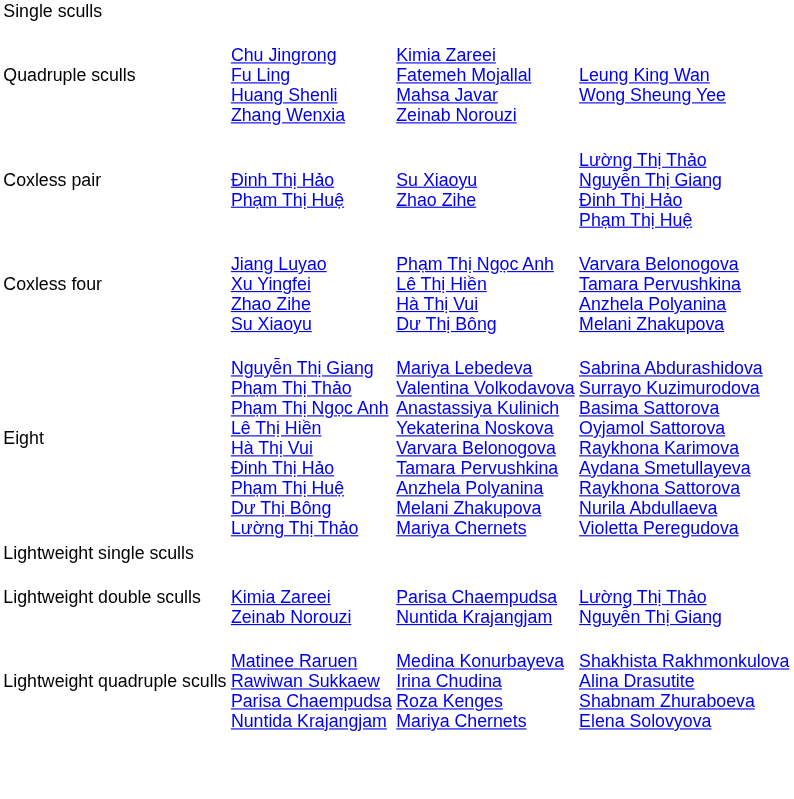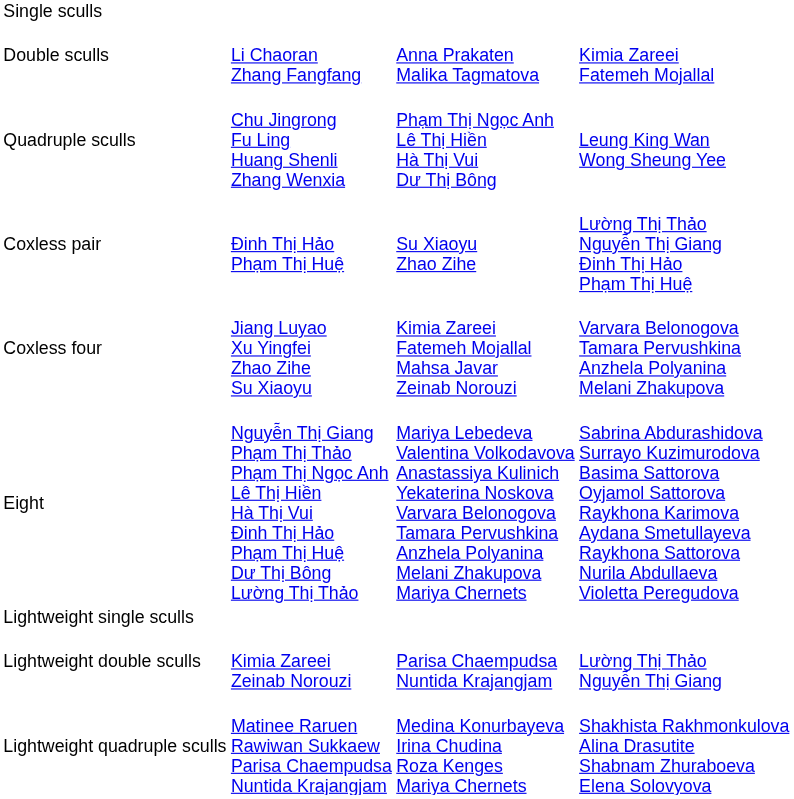+ row: (56, 55)
(464, 85) Kimia Zareei Fatemeh Mojallal Mahsa Javar Zeinab Norouzi -> (475, 150) Phạm Thị Ngọc Anh Lê Thị Hiền Hà Thị Vui Dư Thị Bông
(475, 294) Phạm Thị Ngọc Anh Lê Thị Hiền Hà Thị Vui Dư Thị Bông -> (464, 358) Kimia Zareei Fatemeh Mojallal Mahsa Javar Zeinab Norouzi
